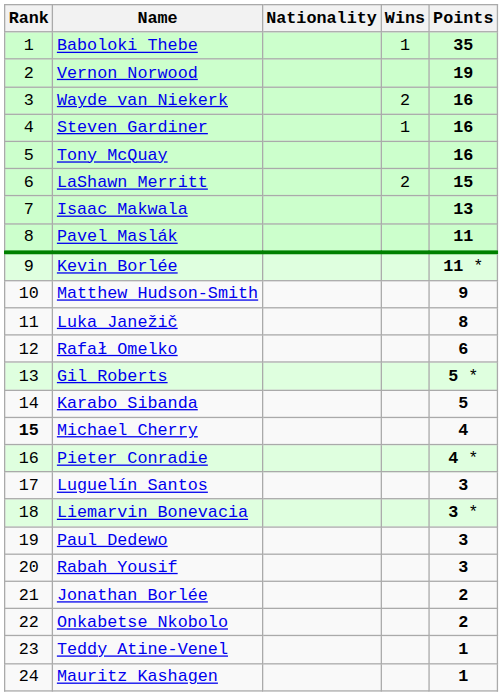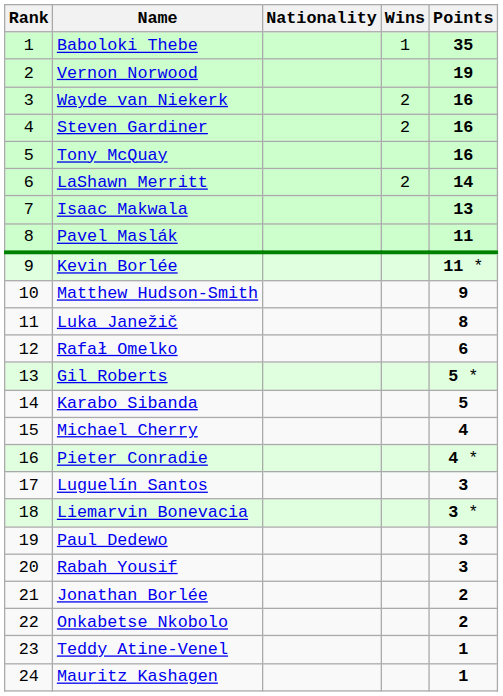(405, 128) 1 -> (405, 128) 2
(463, 182) 15 -> (463, 182) 14
(29, 431) bold -> (29, 431) normal
